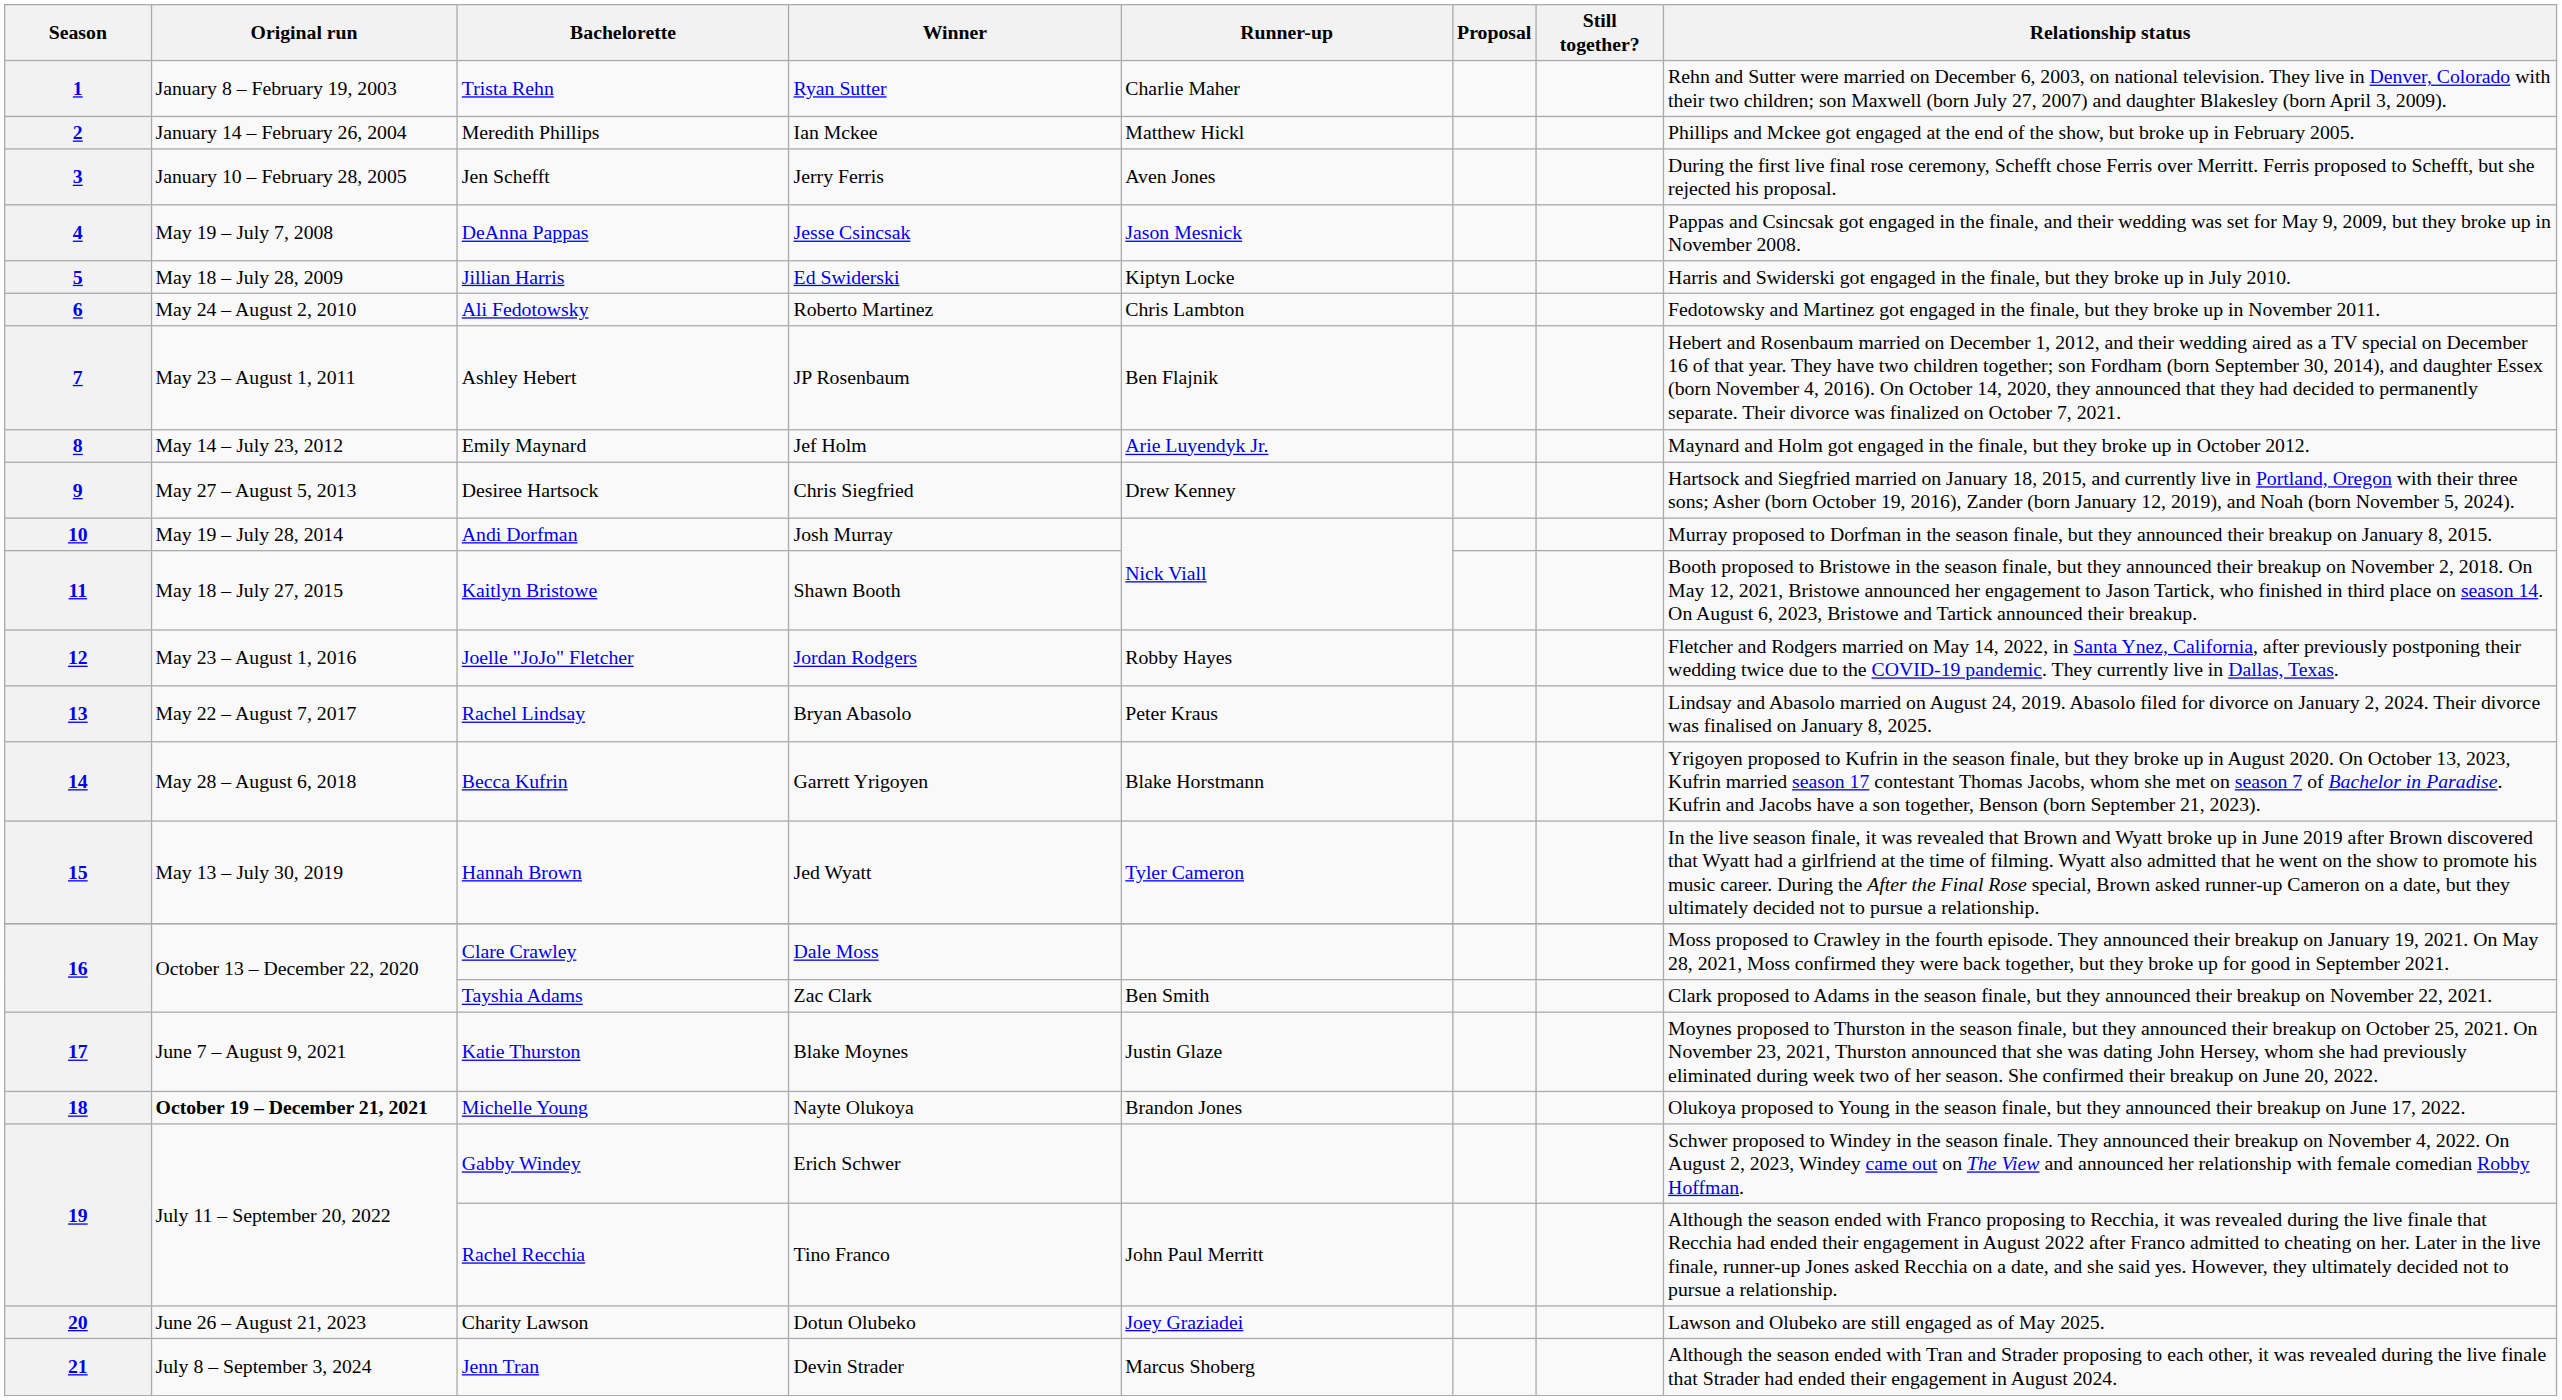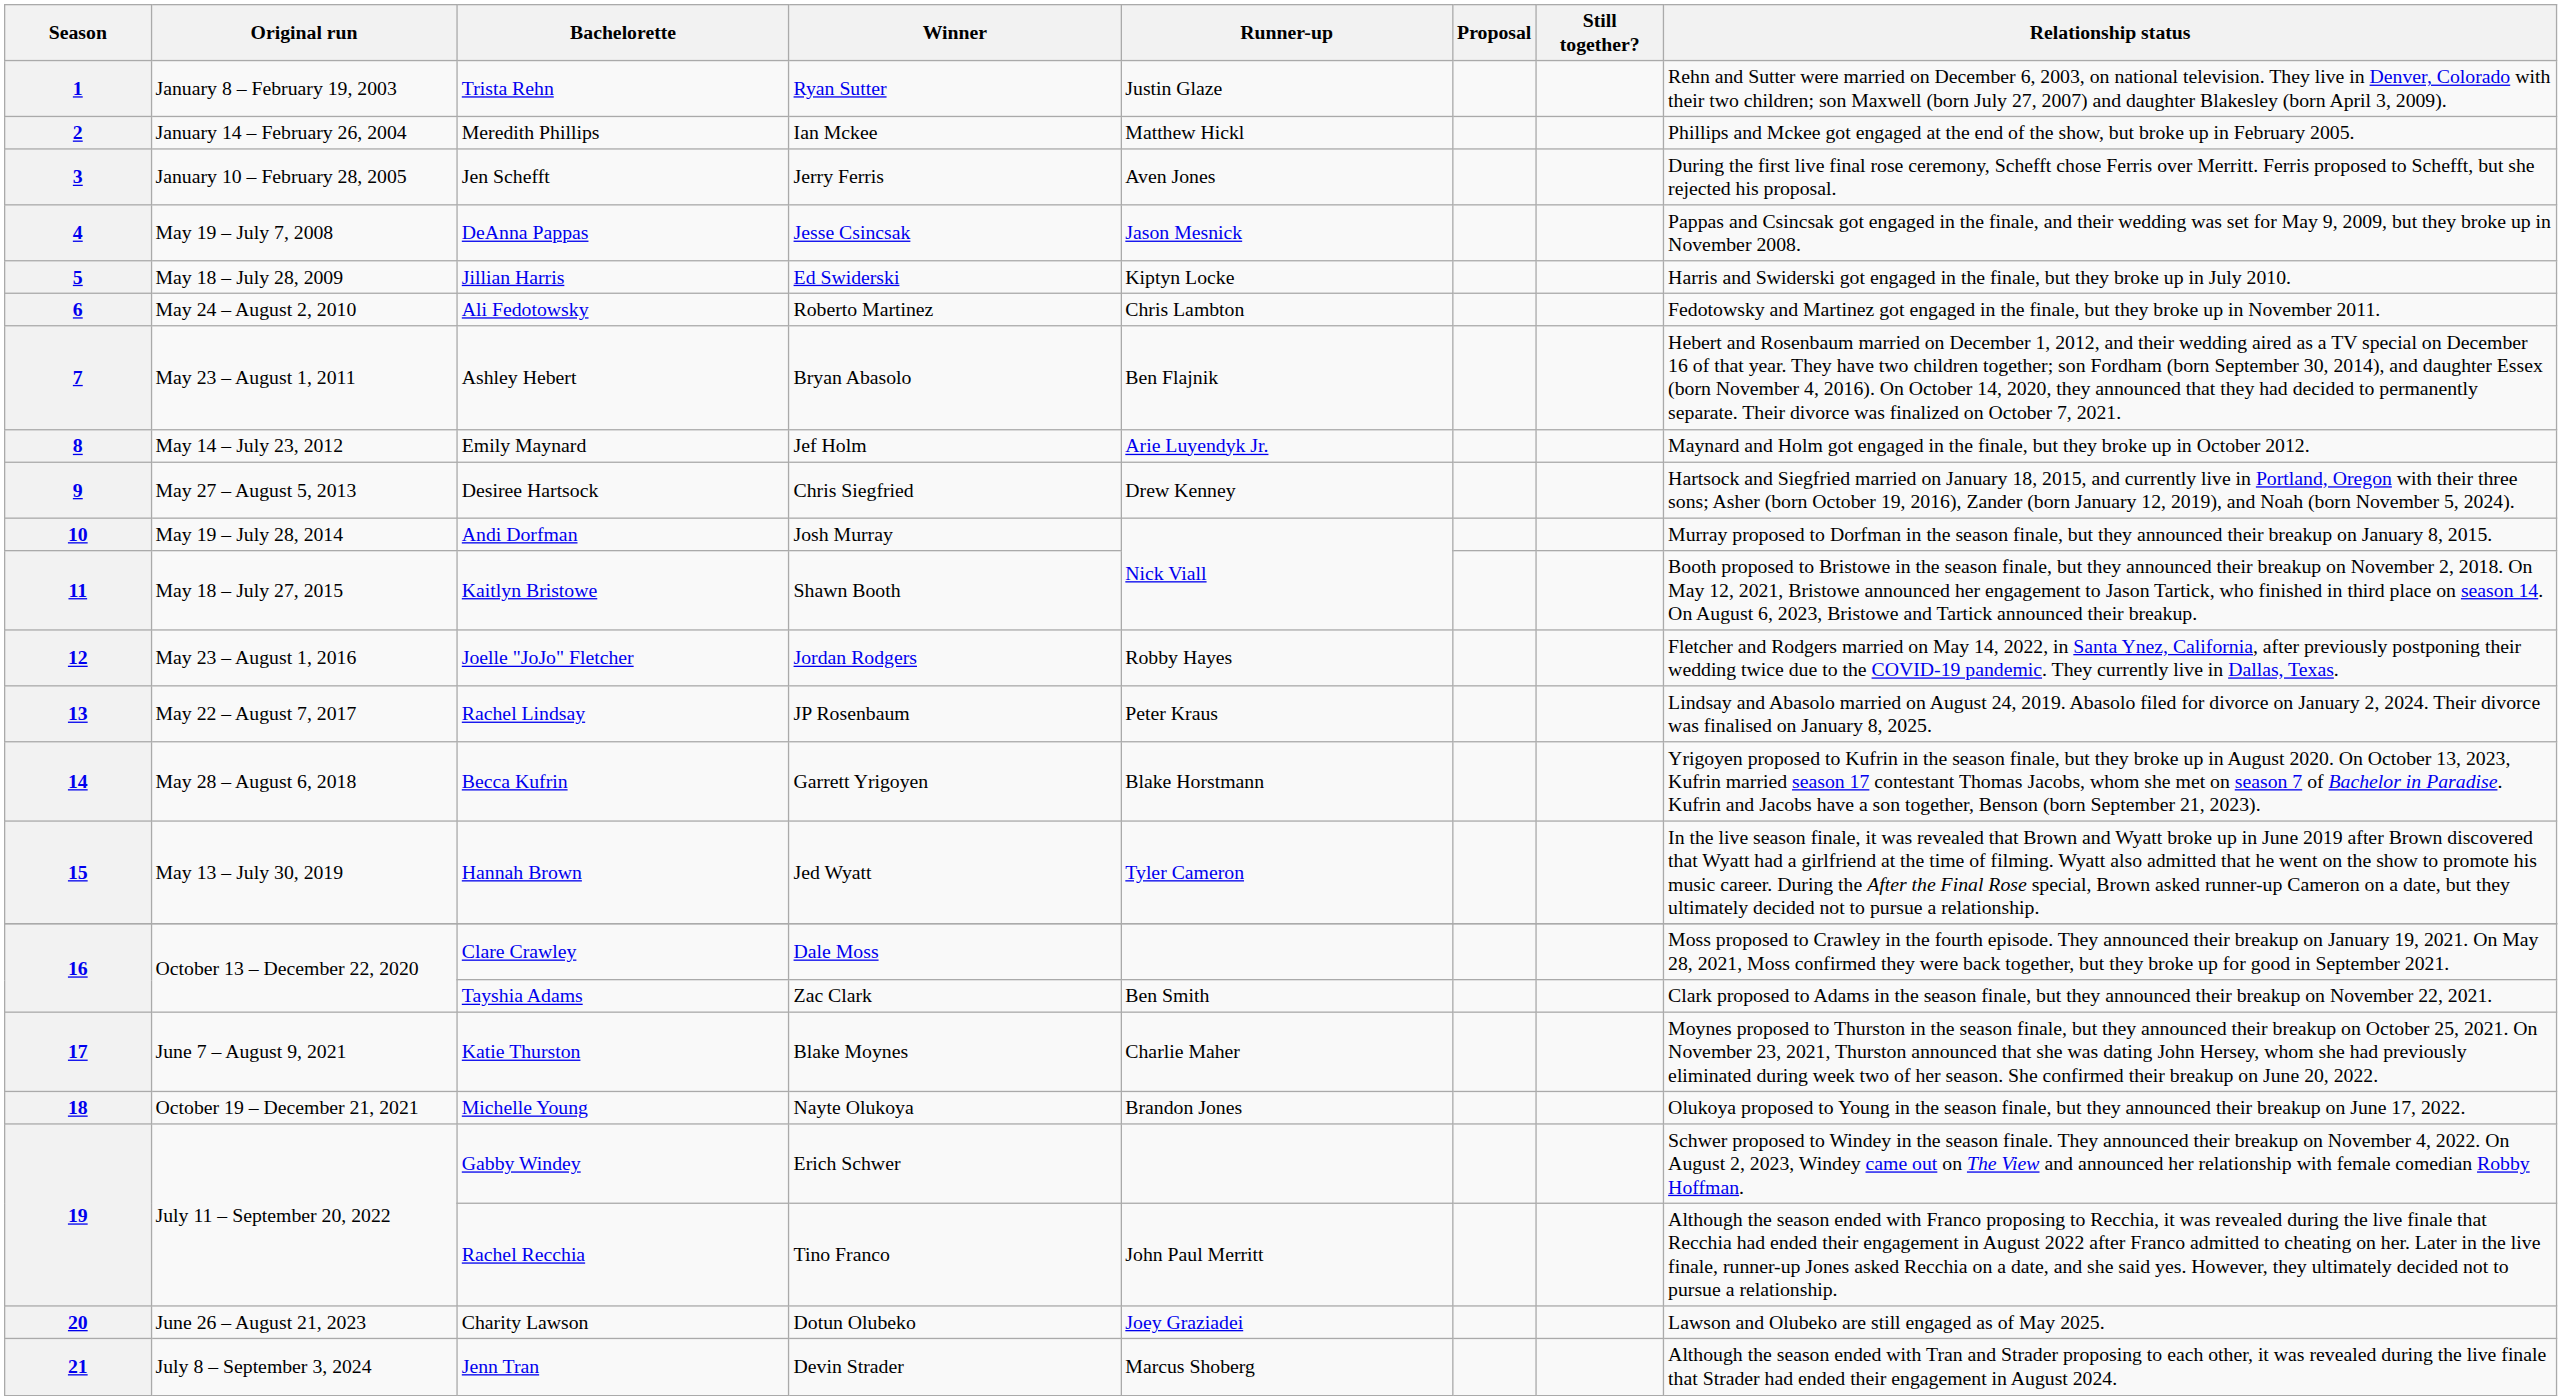(1183, 88) Charlie Maher -> (1174, 88) Justin Glaze
(852, 377) JP Rosenbaum -> (853, 377) Bryan Abasolo
(853, 713) Bryan Abasolo -> (852, 713) JP Rosenbaum
(1174, 1052) Justin Glaze -> (1183, 1052) Charlie Maher
(292, 1108) bold -> (287, 1108) normal
